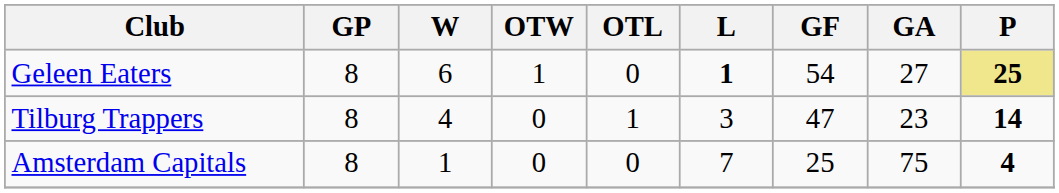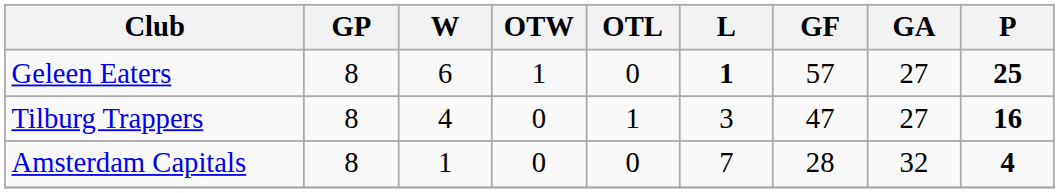(820, 72) 54 -> (820, 72) 57
(1008, 72) khaki background -> (1008, 72) no background
(914, 118) 23 -> (914, 118) 27
(1008, 118) 14 -> (1008, 118) 16
(820, 163) 25 -> (820, 163) 28
(914, 163) 75 -> (914, 163) 32
